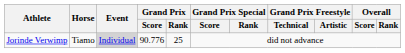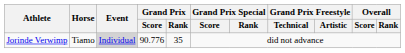(178, 40) 25 -> (178, 40) 35
